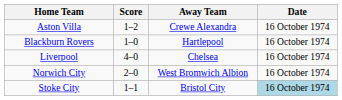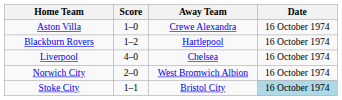(131, 27) 1–2 -> (131, 27) 1–0
(131, 42) 1–0 -> (131, 42) 1–2
